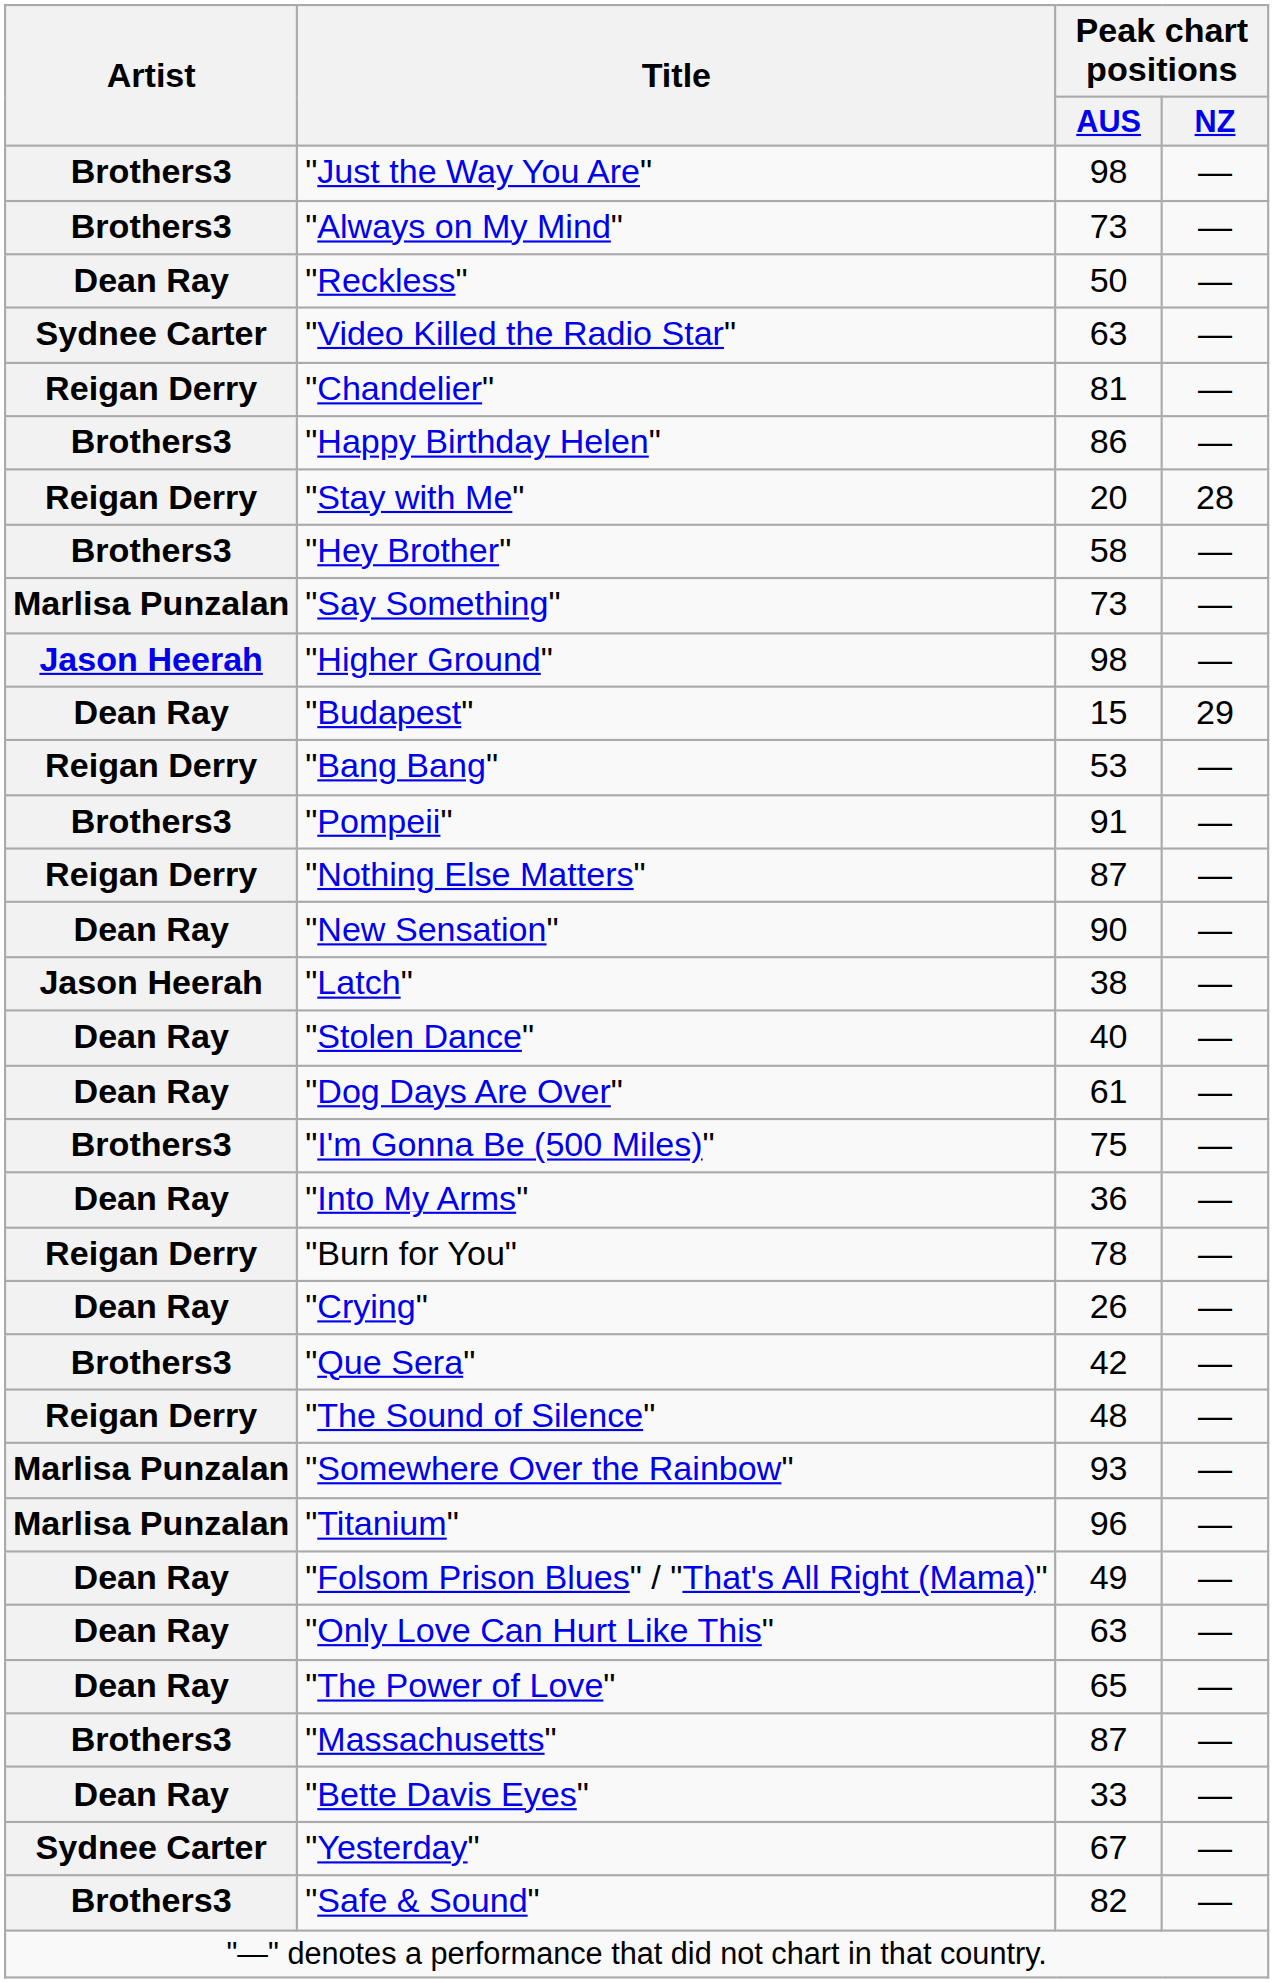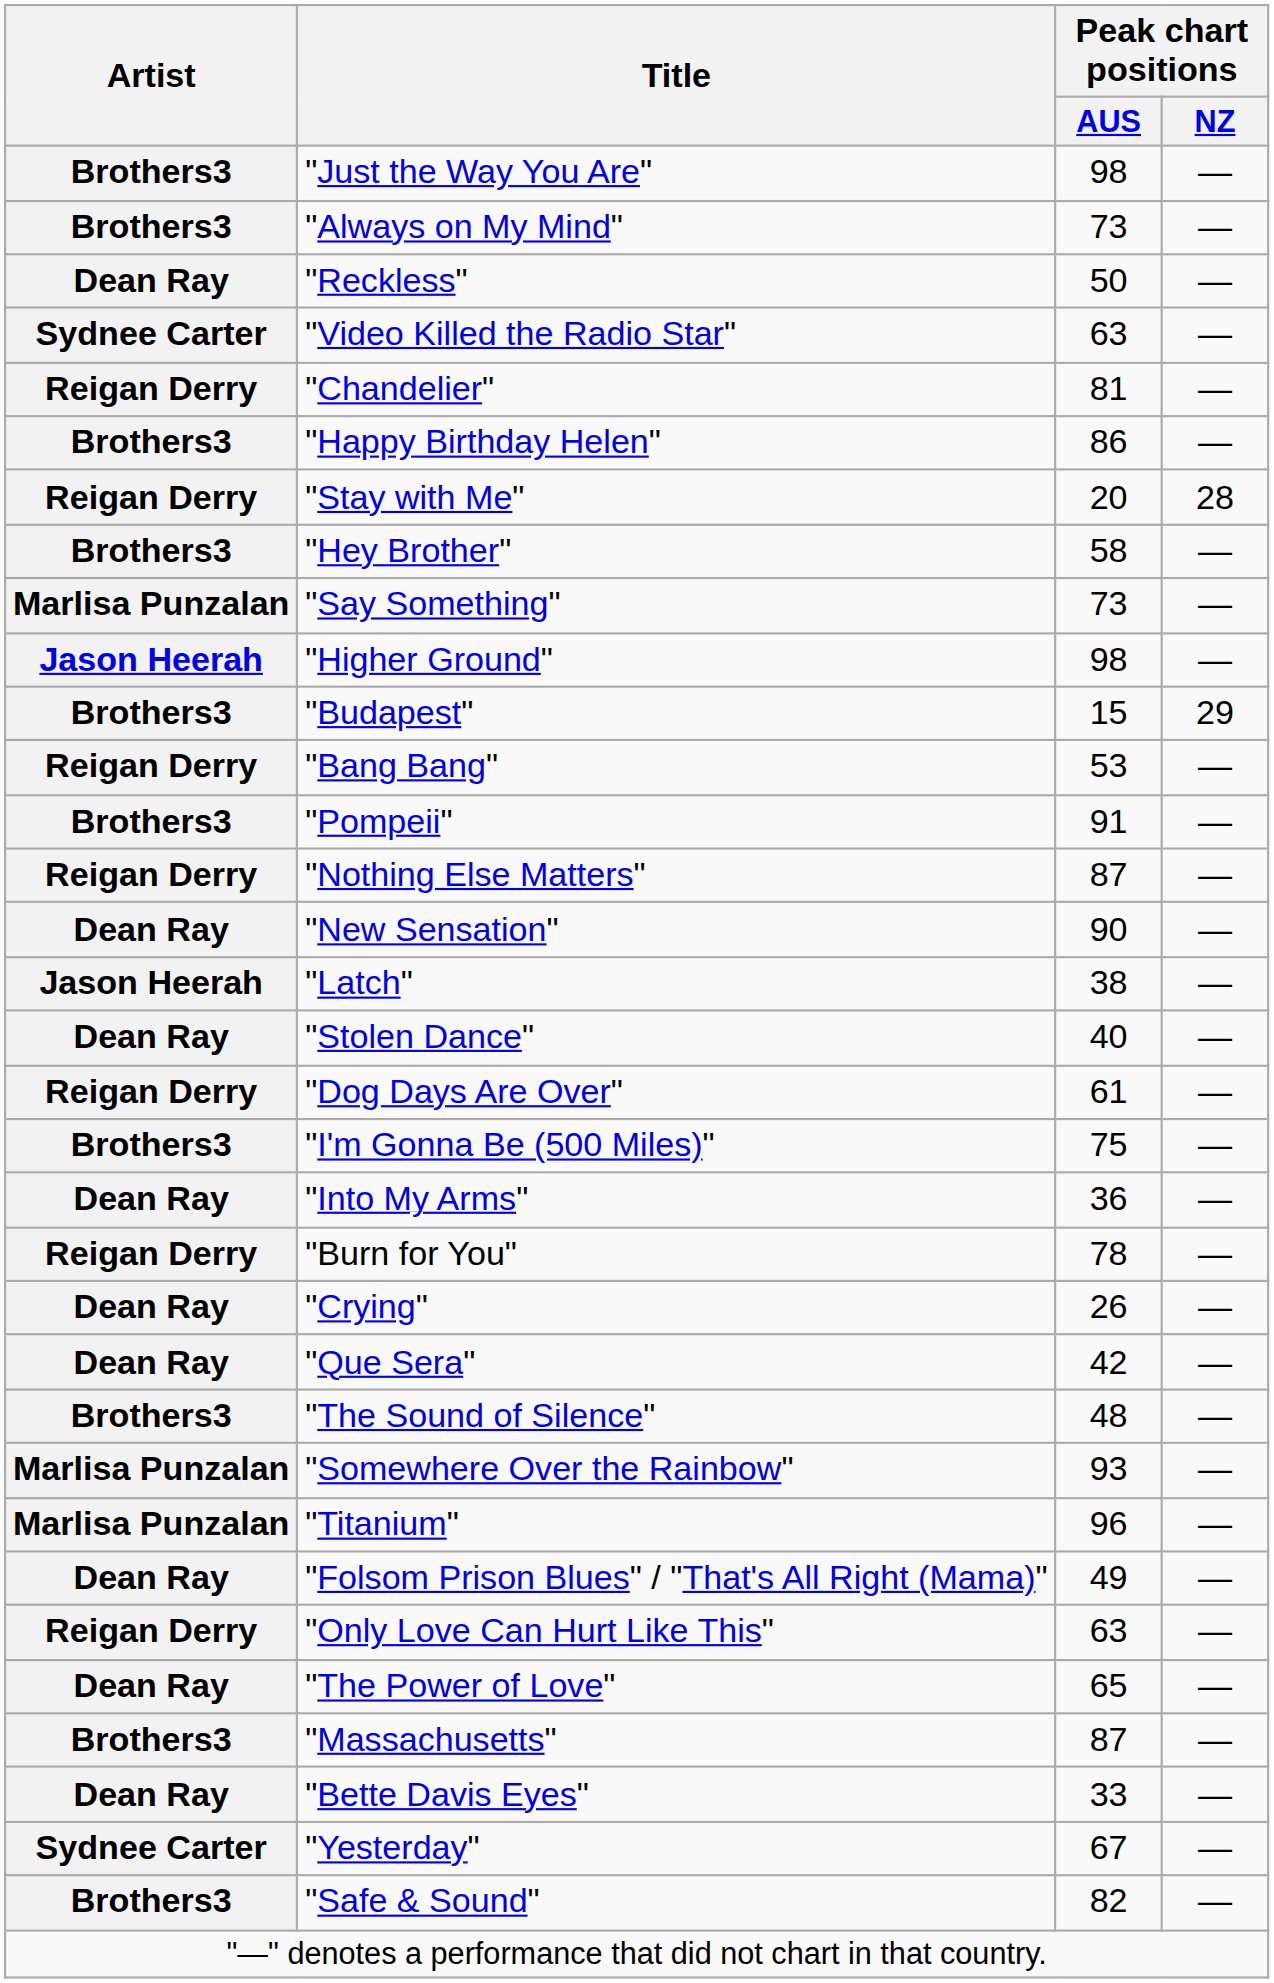(151, 712) Dean Ray -> (151, 712) Brothers3
(151, 1091) Dean Ray -> (151, 1091) Reigan Derry
(151, 1361) Brothers3 -> (151, 1361) Dean Ray
(151, 1415) Reigan Derry -> (151, 1415) Brothers3
(151, 1631) Dean Ray -> (151, 1631) Reigan Derry
